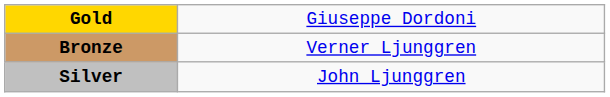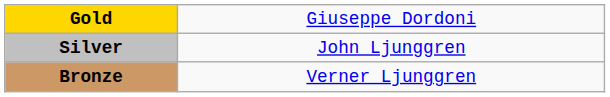rows swapped: (91, 77) <-> (91, 48)
